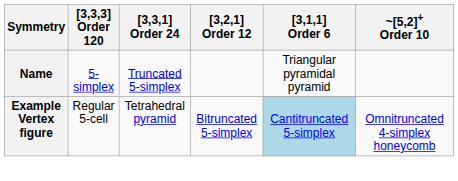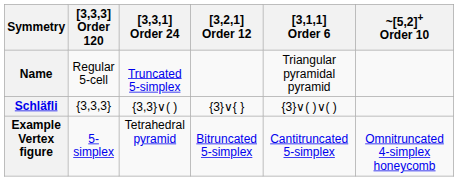(94, 80) 5-simplex -> (94, 73) Regular 5-cell
+ row: (36, 106)
(94, 112) Regular 5-cell -> (94, 146) 5-simplex
(309, 126) lightblue background -> (309, 146) no background
